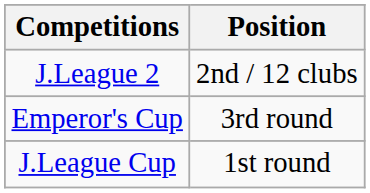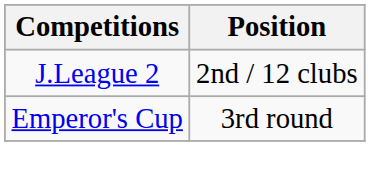- row: (97, 163)
